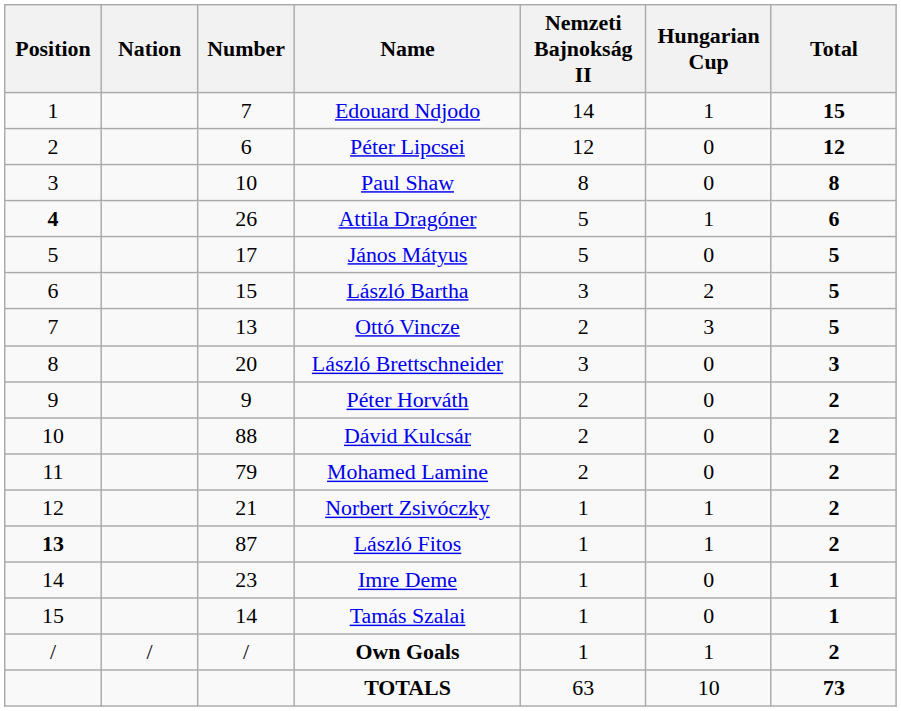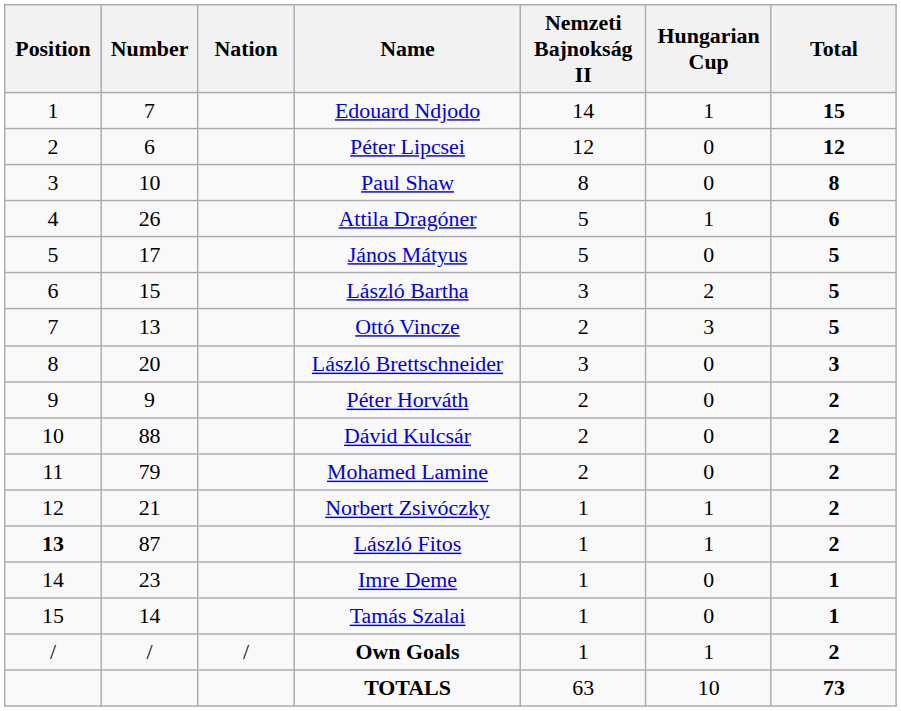columns swapped: (150, 48) <-> (246, 48)
(53, 218) bold -> (53, 218) normal
